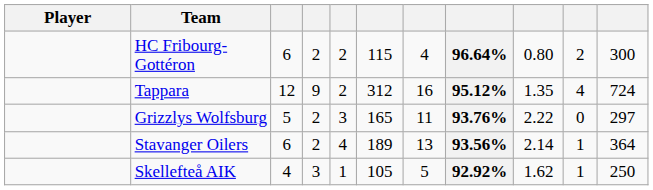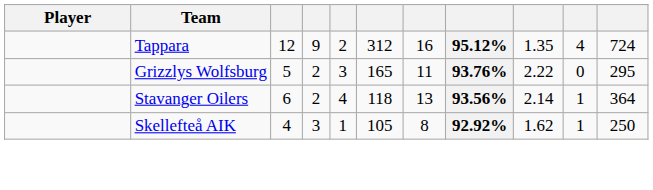- row: (181, 54)
(623, 117) 297 -> (623, 71) 295
(380, 144) 189 -> (380, 98) 118
(424, 171) 5 -> (424, 125) 8
